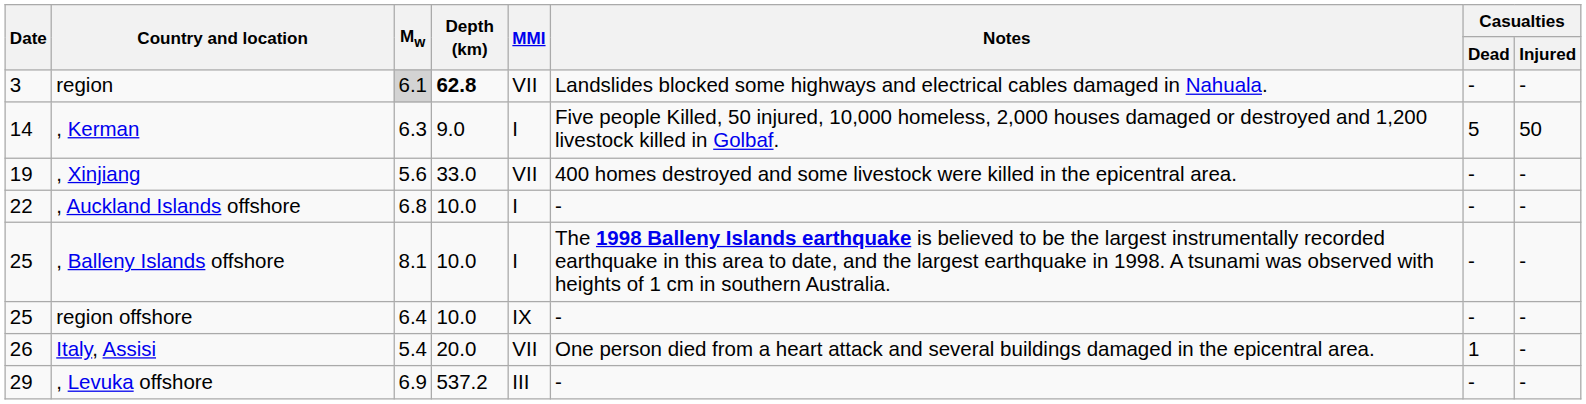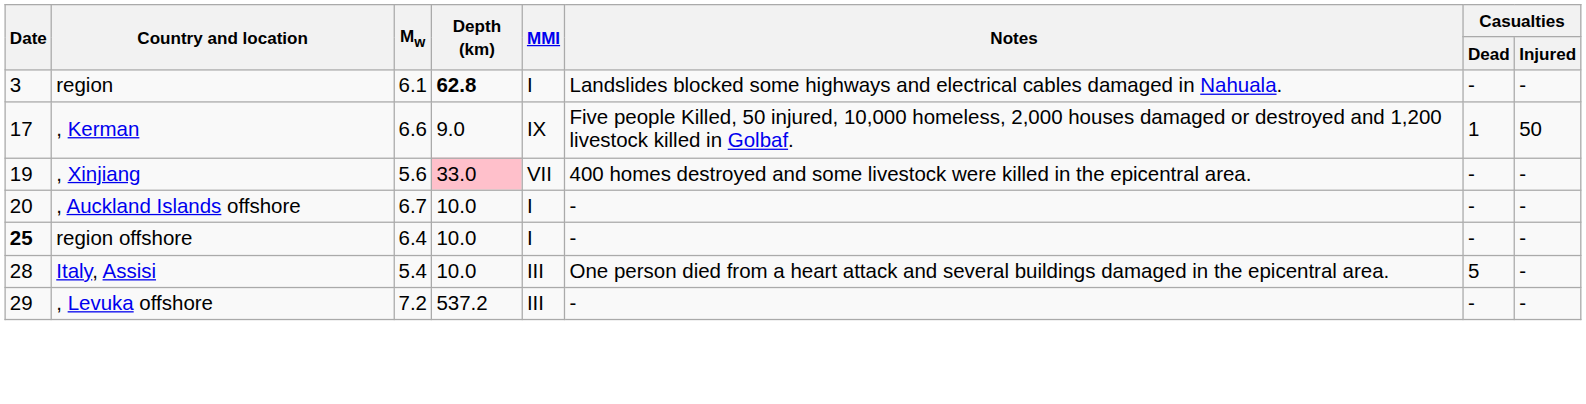(413, 85) lightgrey background -> (413, 85) no background
(525, 85) VII -> (530, 85) I
(21, 129) 14 -> (21, 129) 17
(413, 129) 6.3 -> (413, 129) 6.6
(515, 129) I -> (537, 129) IX
(1474, 129) 5 -> (1474, 129) 1
(456, 173) no background -> (456, 173) pink background
(21, 206) 22 -> (21, 206) 20
(413, 206) 6.8 -> (413, 206) 6.7
- row: (170, 261)
(21, 317) normal -> (21, 238) bold
(522, 317) IX -> (530, 238) I
(21, 349) 26 -> (21, 271) 28
(456, 349) 20.0 -> (456, 271) 10.0
(525, 349) VII -> (535, 271) III
(1474, 349) 1 -> (1474, 271) 5
(413, 382) 6.9 -> (413, 303) 7.2
